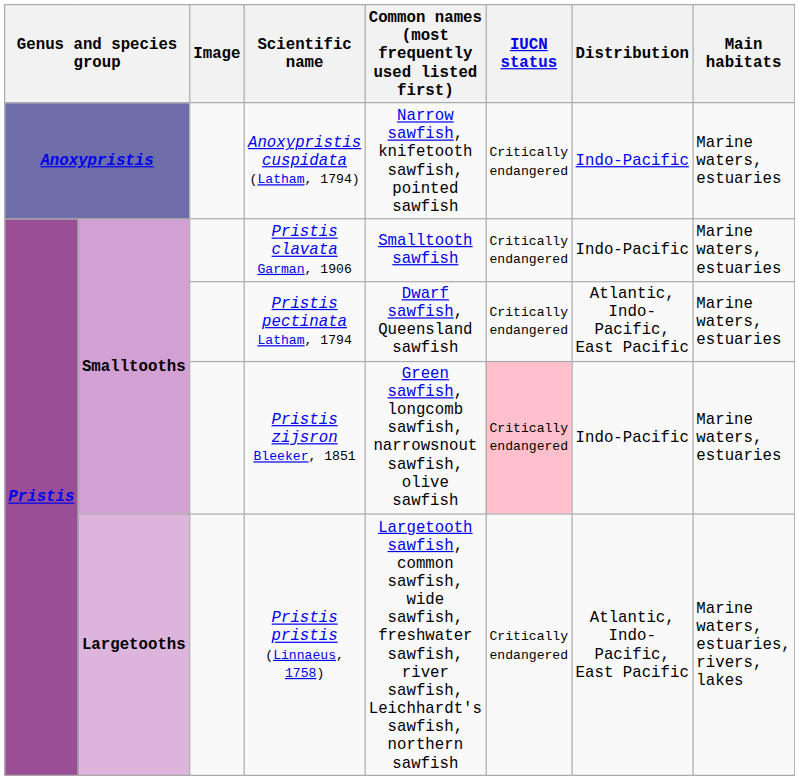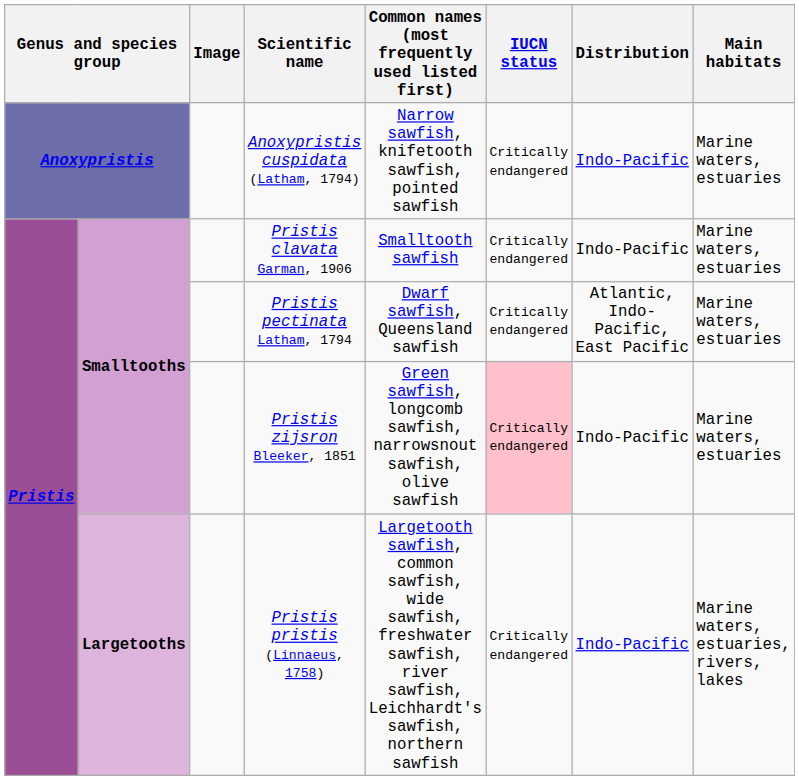(632, 645) Atlantic, Indo-Pacific, East Pacific -> (632, 645) Indo-Pacific
